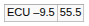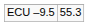(71, 13) 55.5 -> (71, 13) 55.3
